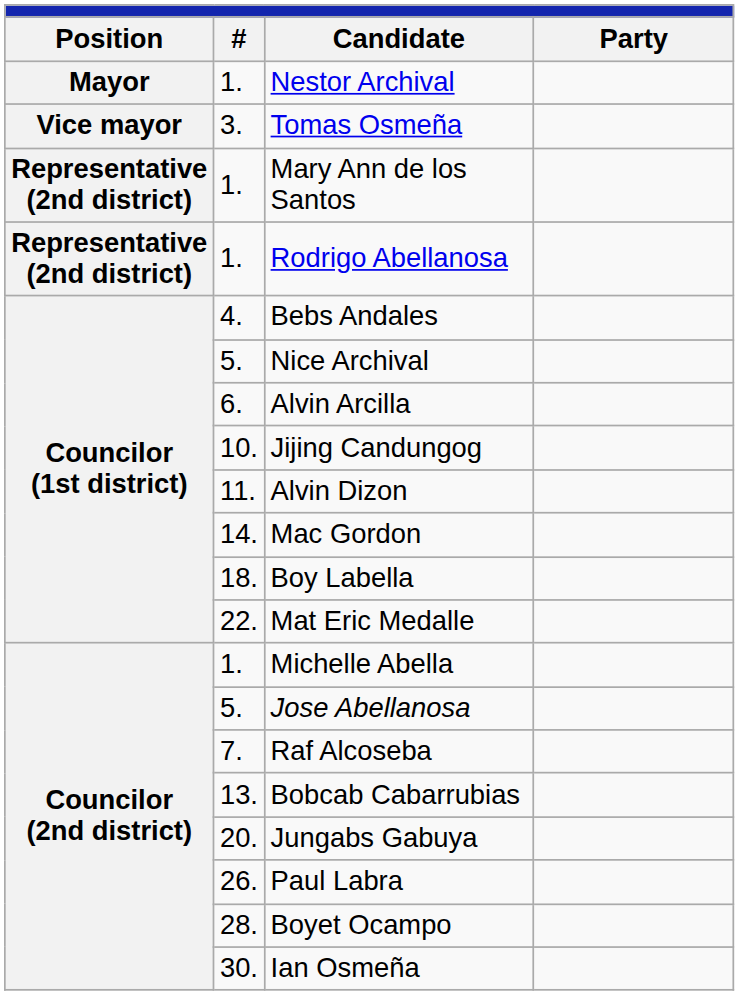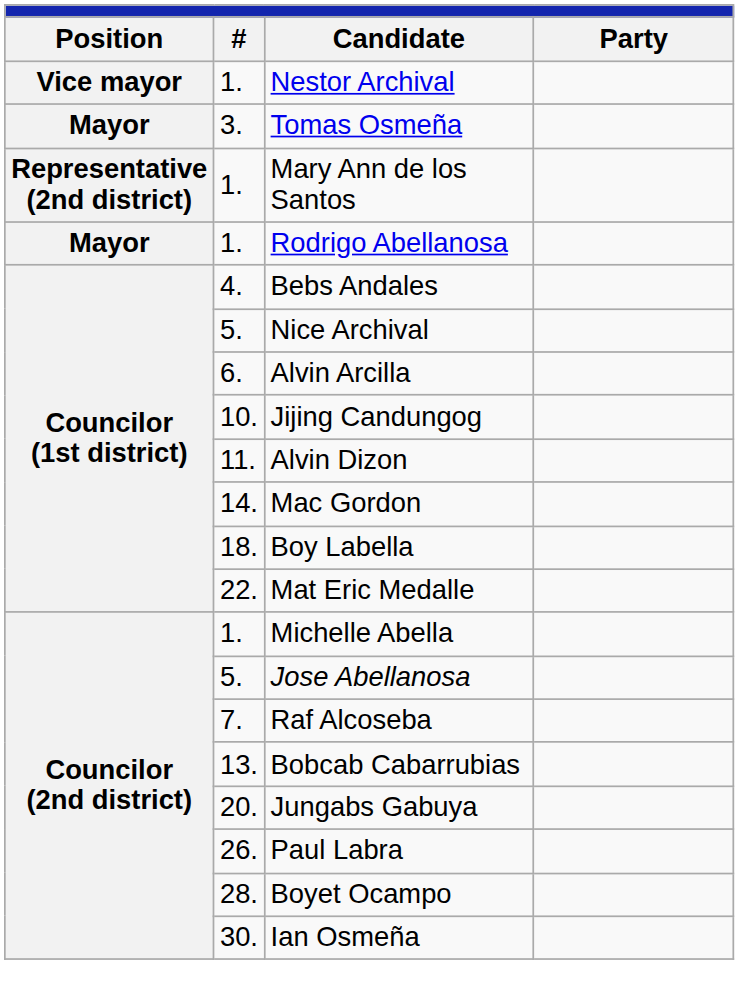(109, 82) Mayor -> (109, 82) Vice mayor
(109, 125) Vice mayor -> (109, 125) Mayor
(109, 258) Representative (2nd district) -> (109, 243) Mayor
